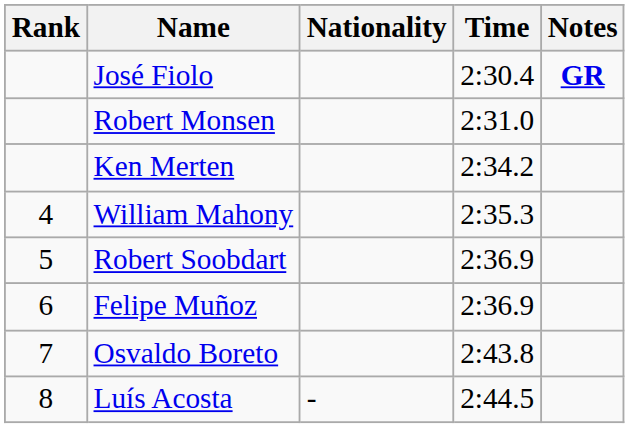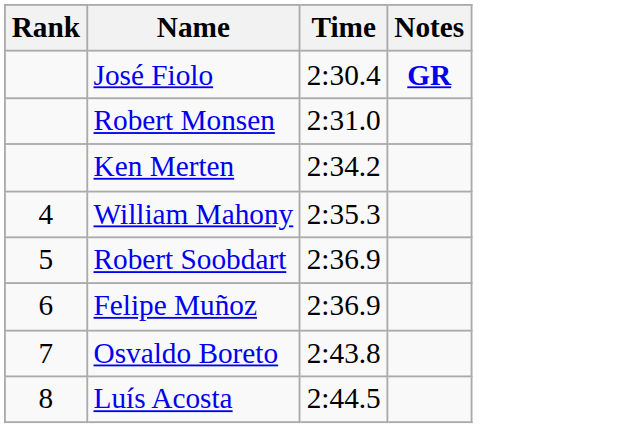- column: (377, 27)
